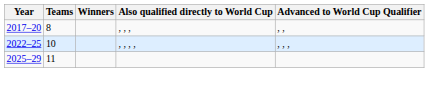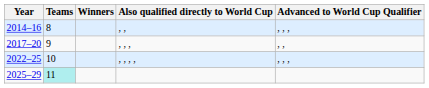+ row: (24, 28)
(48, 28) 8 -> (48, 43) 9
(51, 59) no background -> (51, 75) paleturquoise background
